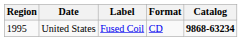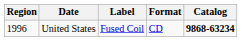(17, 28) 1995 -> (17, 28) 1996
